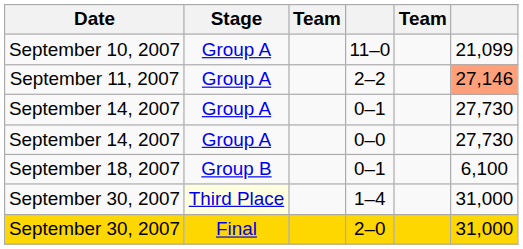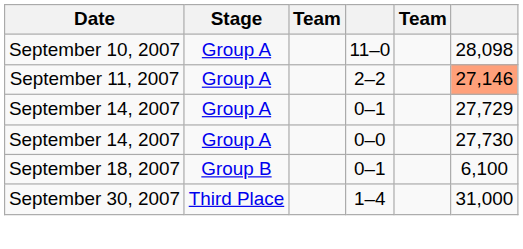(484, 49) 21,099 -> (484, 49) 28,098
(484, 109) 27,730 -> (484, 109) 27,729
(236, 199) lightyellow background -> (236, 199) no background
- row: (94, 229)
